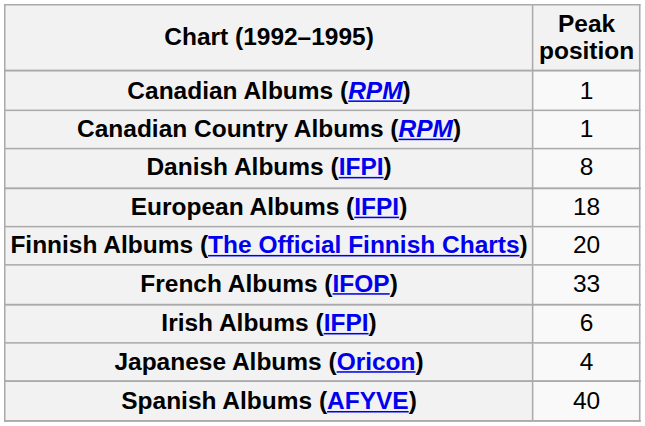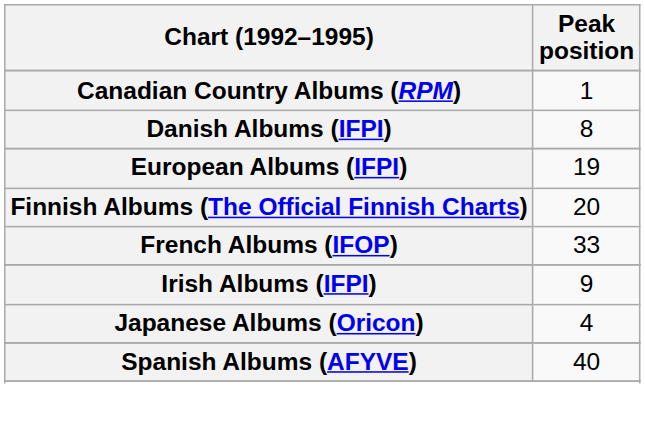- row: (269, 90)
(587, 206) 18 -> (587, 167) 19
(587, 323) 6 -> (587, 284) 9
